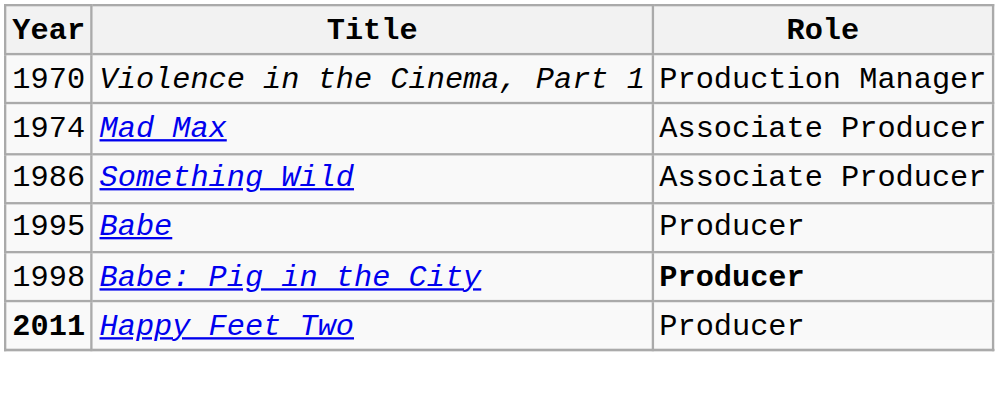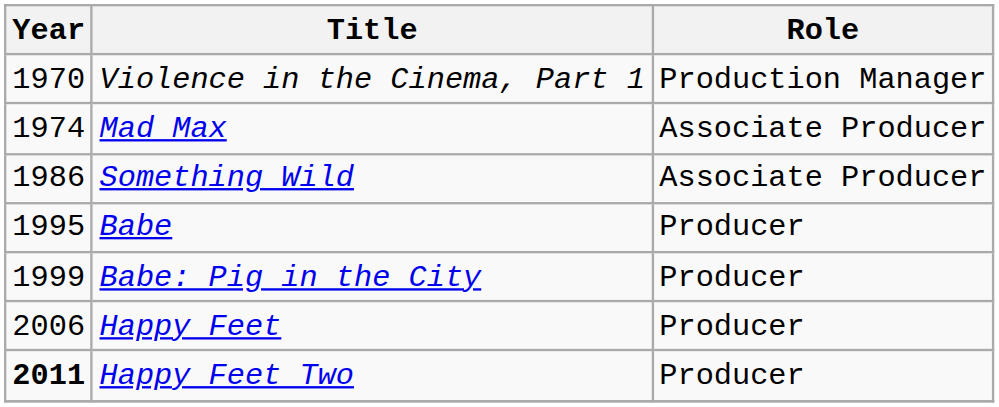(49, 277) 1998 -> (49, 277) 1999
(732, 277) bold -> (732, 277) normal
+ row: (190, 326)
